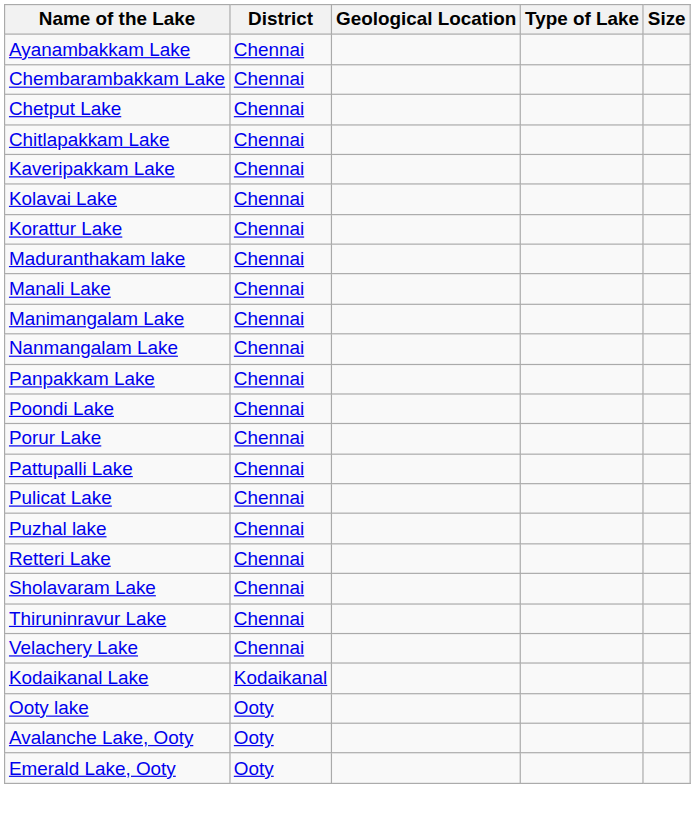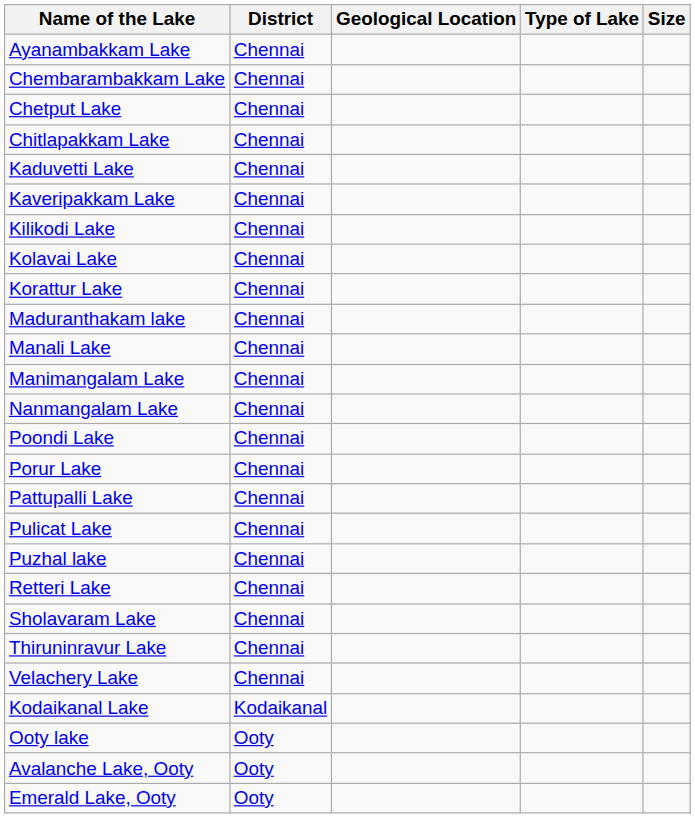+ row: (71, 169)
+ row: (62, 229)
- row: (82, 378)
